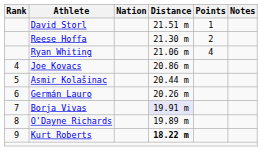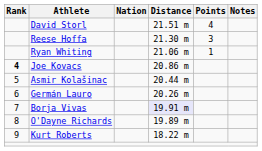(211, 25) 1 -> (211, 25) 4
(211, 39) 2 -> (211, 39) 3
(211, 53) 4 -> (211, 53) 1
(17, 66) normal -> (17, 66) bold
(171, 135) bold -> (171, 135) normal
